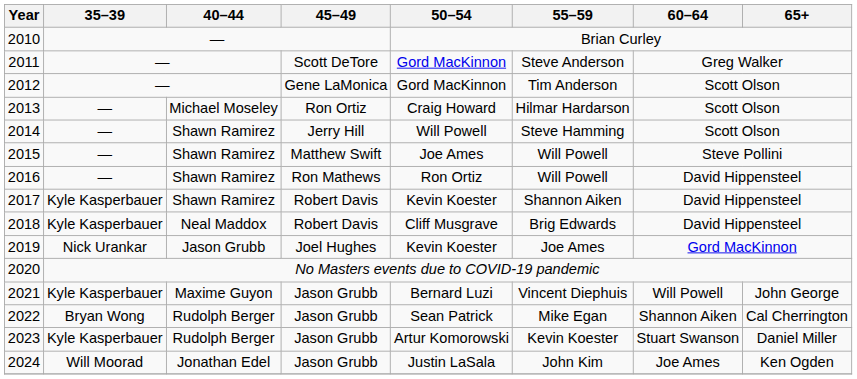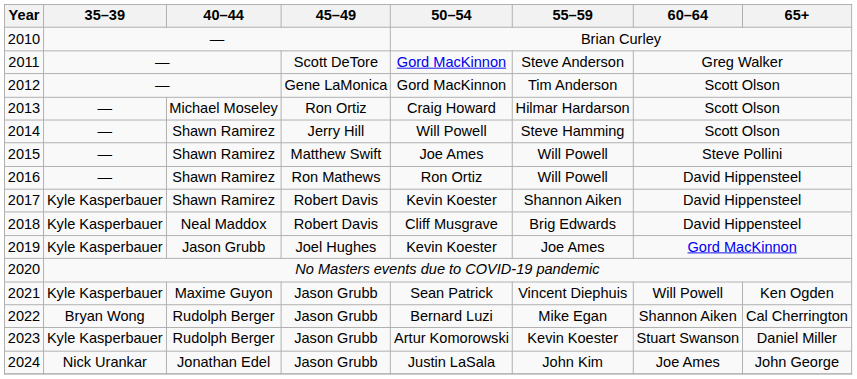(105, 246) Nick Urankar -> (105, 246) Kyle Kasperbauer
(451, 293) Bernard Luzi -> (451, 293) Sean Patrick
(797, 293) John George -> (797, 293) Ken Ogden
(451, 316) Sean Patrick -> (451, 316) Bernard Luzi
(105, 362) Will Moorad -> (105, 362) Nick Urankar
(797, 362) Ken Ogden -> (797, 362) John George
